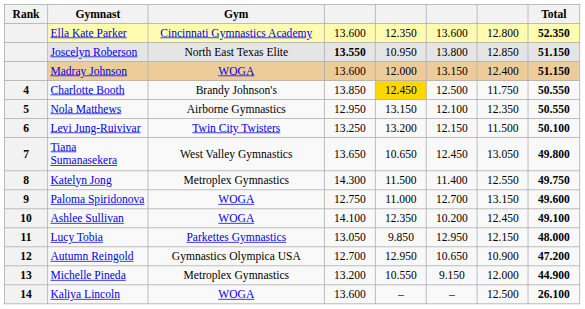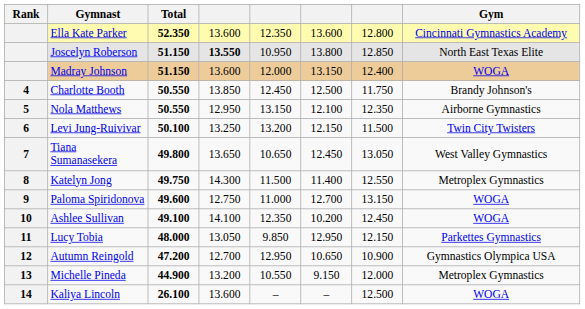columns swapped: (236, 14) <-> (554, 14)
(401, 90) gold background -> (276, 90) no background
